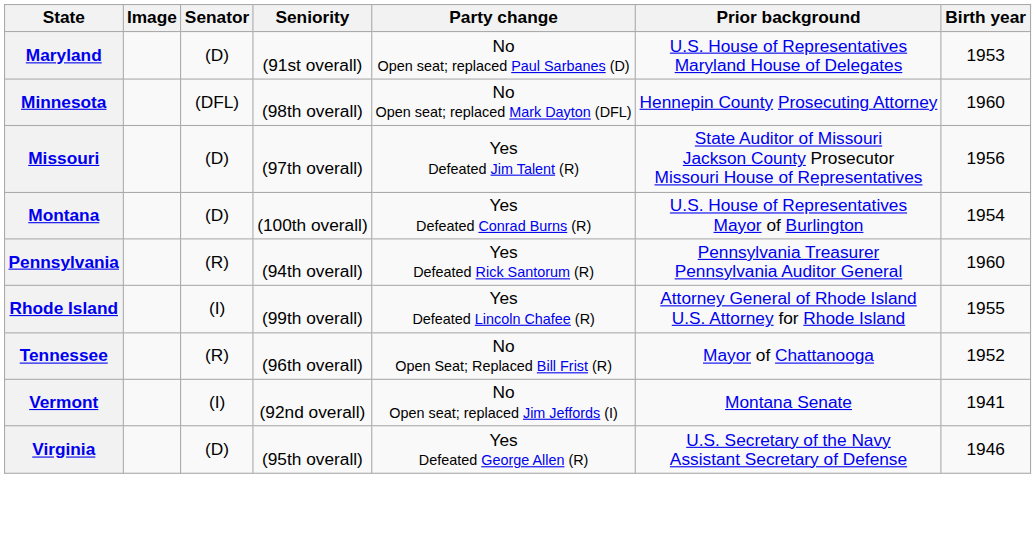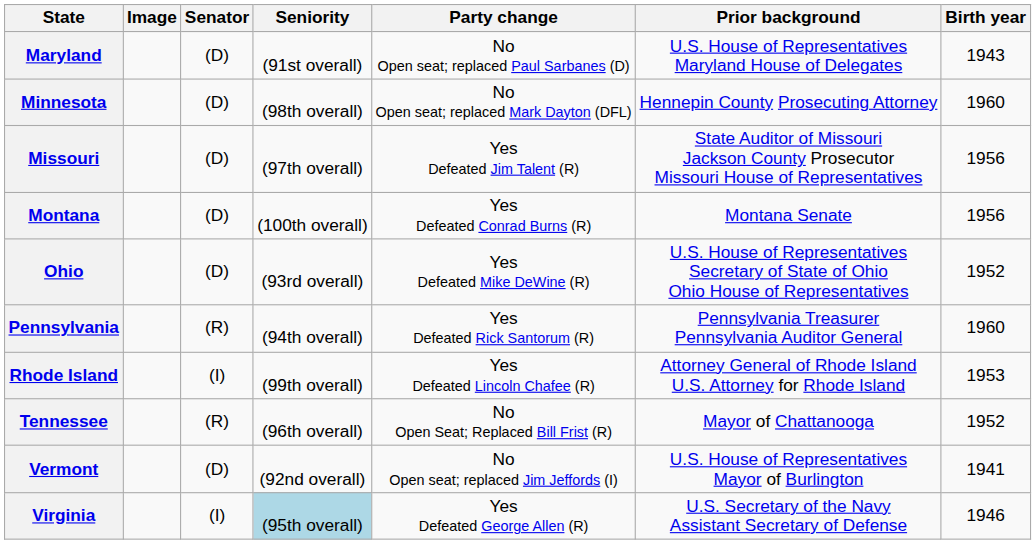(986, 55) 1953 -> (986, 55) 1943
(217, 102) (DFL) -> (217, 102) (D)
(788, 215) U.S. House of Representatives Mayor of Burlington -> (788, 215) Montana Senate
(986, 215) 1954 -> (986, 215) 1956
+ row: (64, 271)
(986, 308) 1955 -> (986, 375) 1953
(217, 402) (I) -> (217, 468) (D)
(788, 402) Montana Senate -> (788, 468) U.S. House of Representatives Mayor of Burlington
(217, 449) (D) -> (217, 515) (I)
(312, 459) no background -> (312, 525) lightblue background
